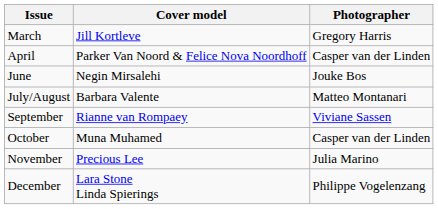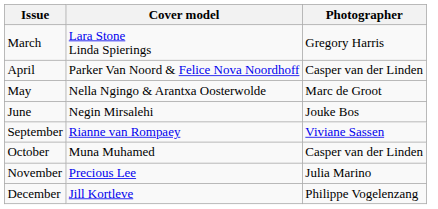(108, 35) Jill Kortleve -> (110, 42) Lara Stone Linda Spierings
+ row: (19, 91)
- row: (39, 96)
(117, 186) Lara Stone Linda Spierings -> (101, 193) Jill Kortleve
